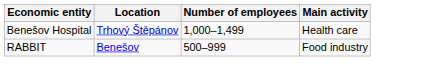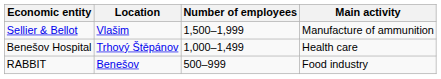+ row: (42, 30)
